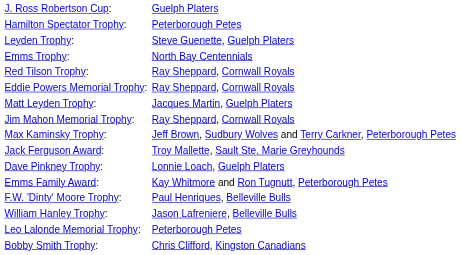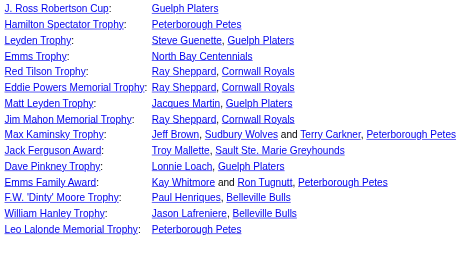- row: (51, 245)
